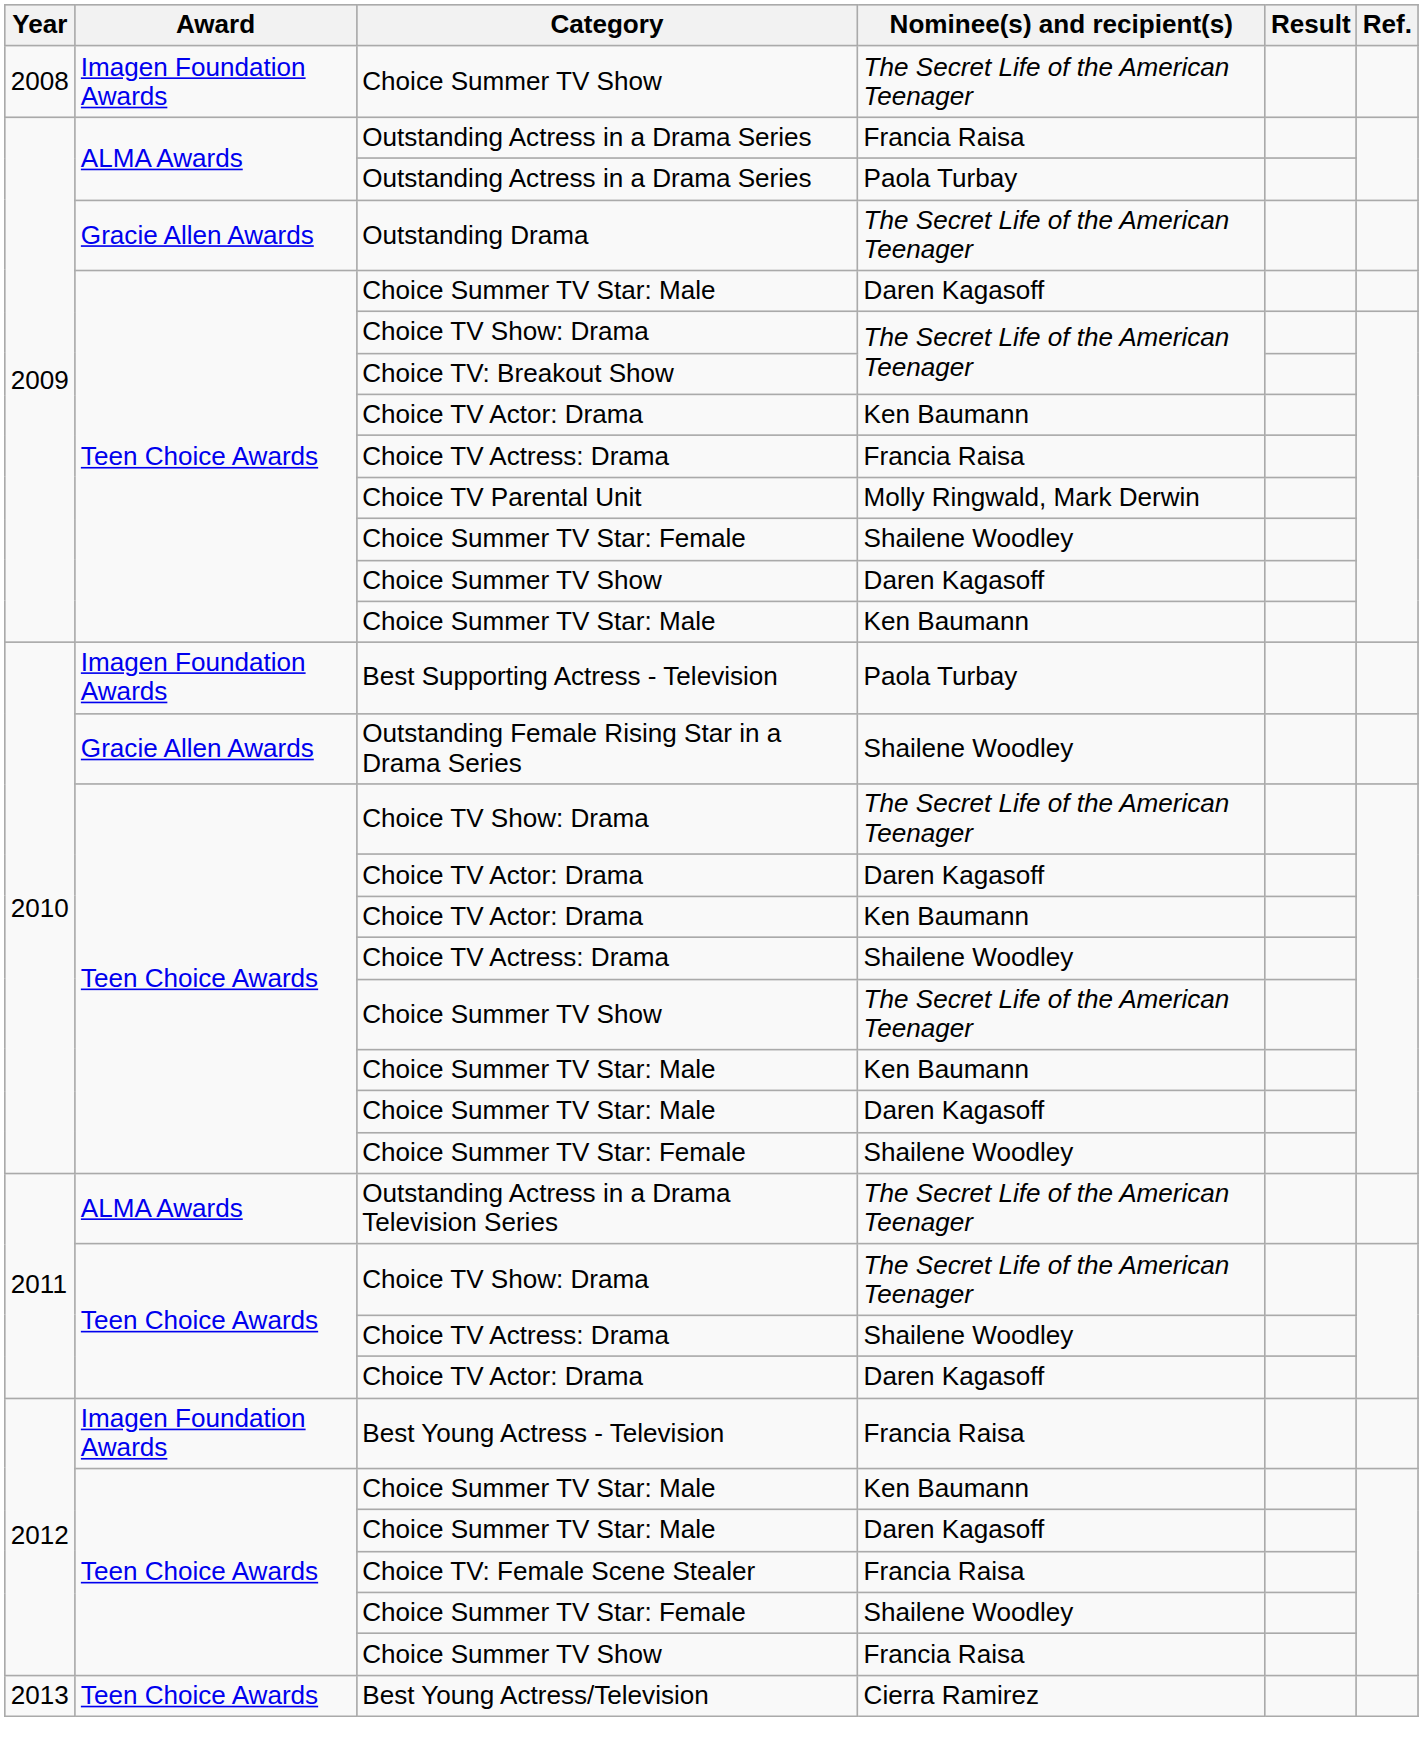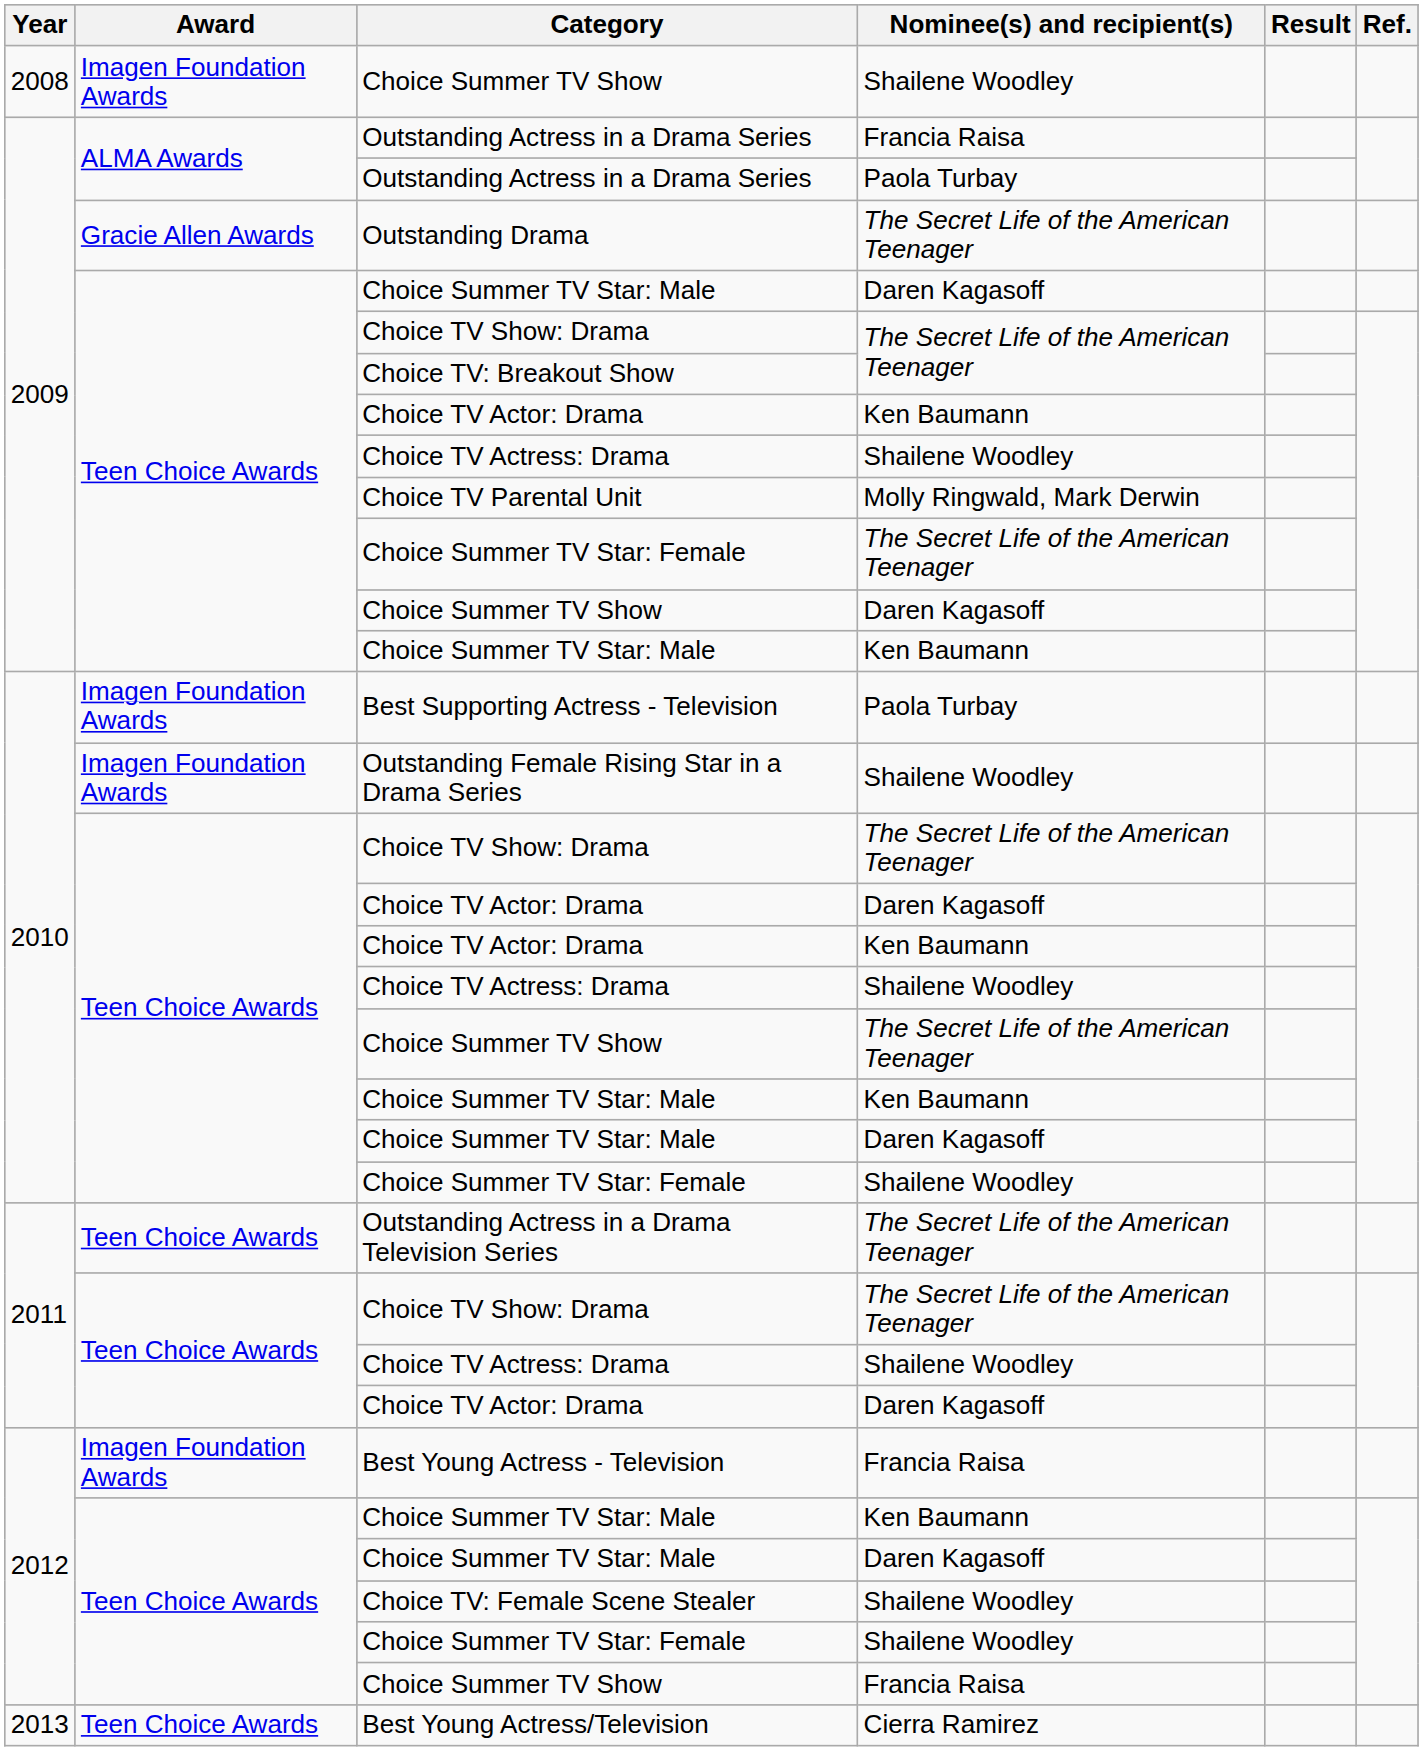(1046, 81) The Secret Life of the American Teenager -> (968, 81) Shailene Woodley
(944, 456) Francia Raisa -> (968, 456) Shailene Woodley
(968, 538) Shailene Woodley -> (1046, 553) The Secret Life of the American Teenager
(197, 748) Gracie Allen Awards -> (193, 777) Imagen Foundation Awards
(162, 1208) ALMA Awards -> (200, 1237) Teen Choice Awards
(944, 1571) Francia Raisa -> (968, 1600) Shailene Woodley
